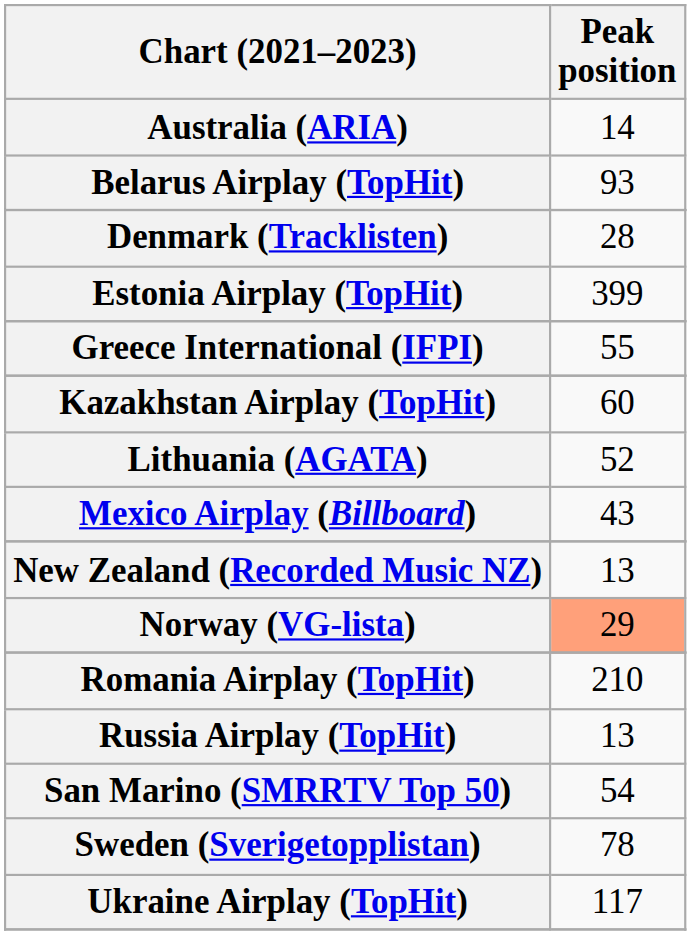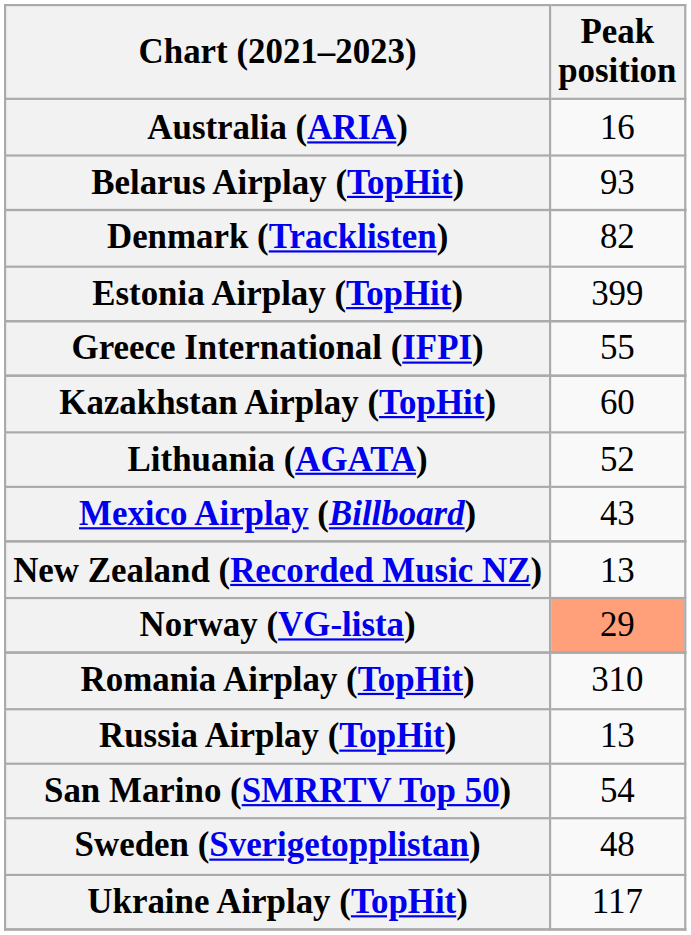(617, 126) 14 -> (617, 126) 16
(617, 237) 28 -> (617, 237) 82
(617, 679) 210 -> (617, 679) 310
(617, 845) 78 -> (617, 845) 48
